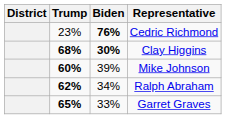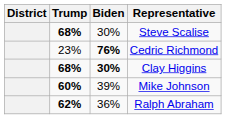+ row: (174, 31)
(109, 86) 34% -> (109, 104) 36%
- row: (174, 104)
